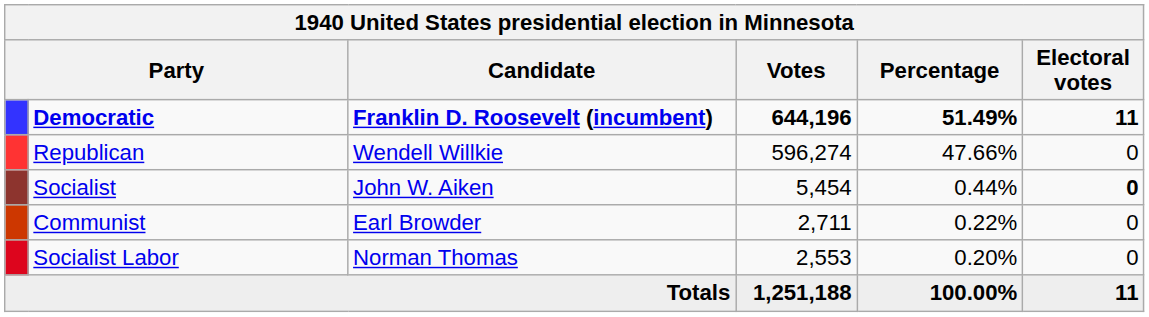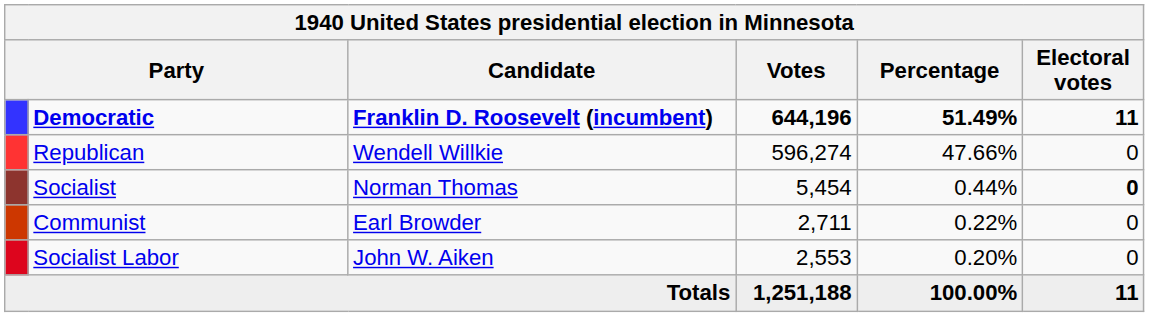(423, 188) John W. Aiken -> (435, 188) Norman Thomas
(435, 258) Norman Thomas -> (423, 258) John W. Aiken
